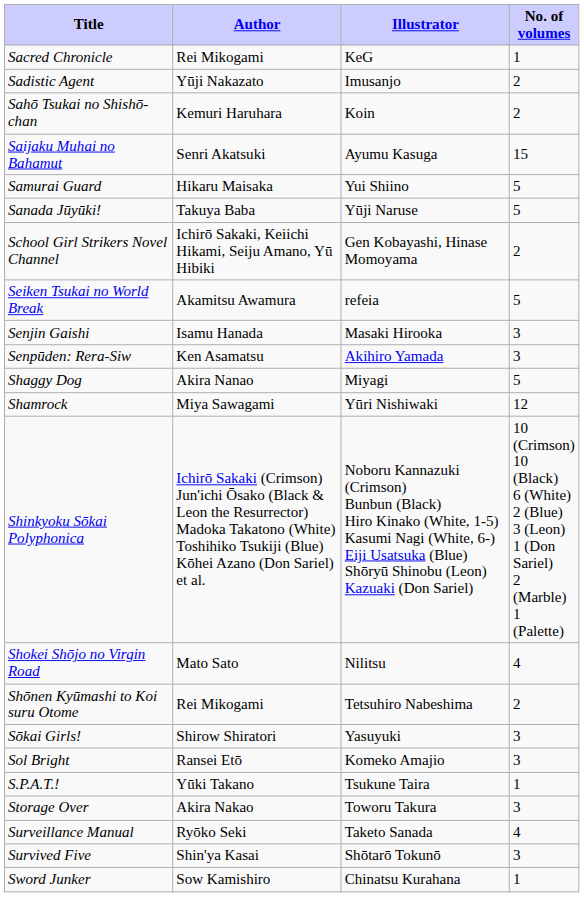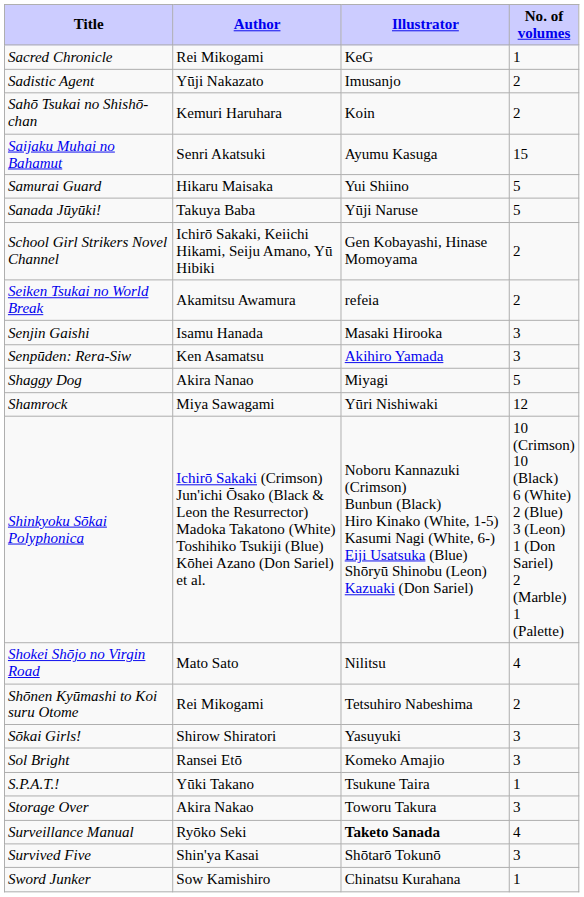(517, 300) 5 -> (517, 300) 2
(389, 831) normal -> (392, 831) bold
